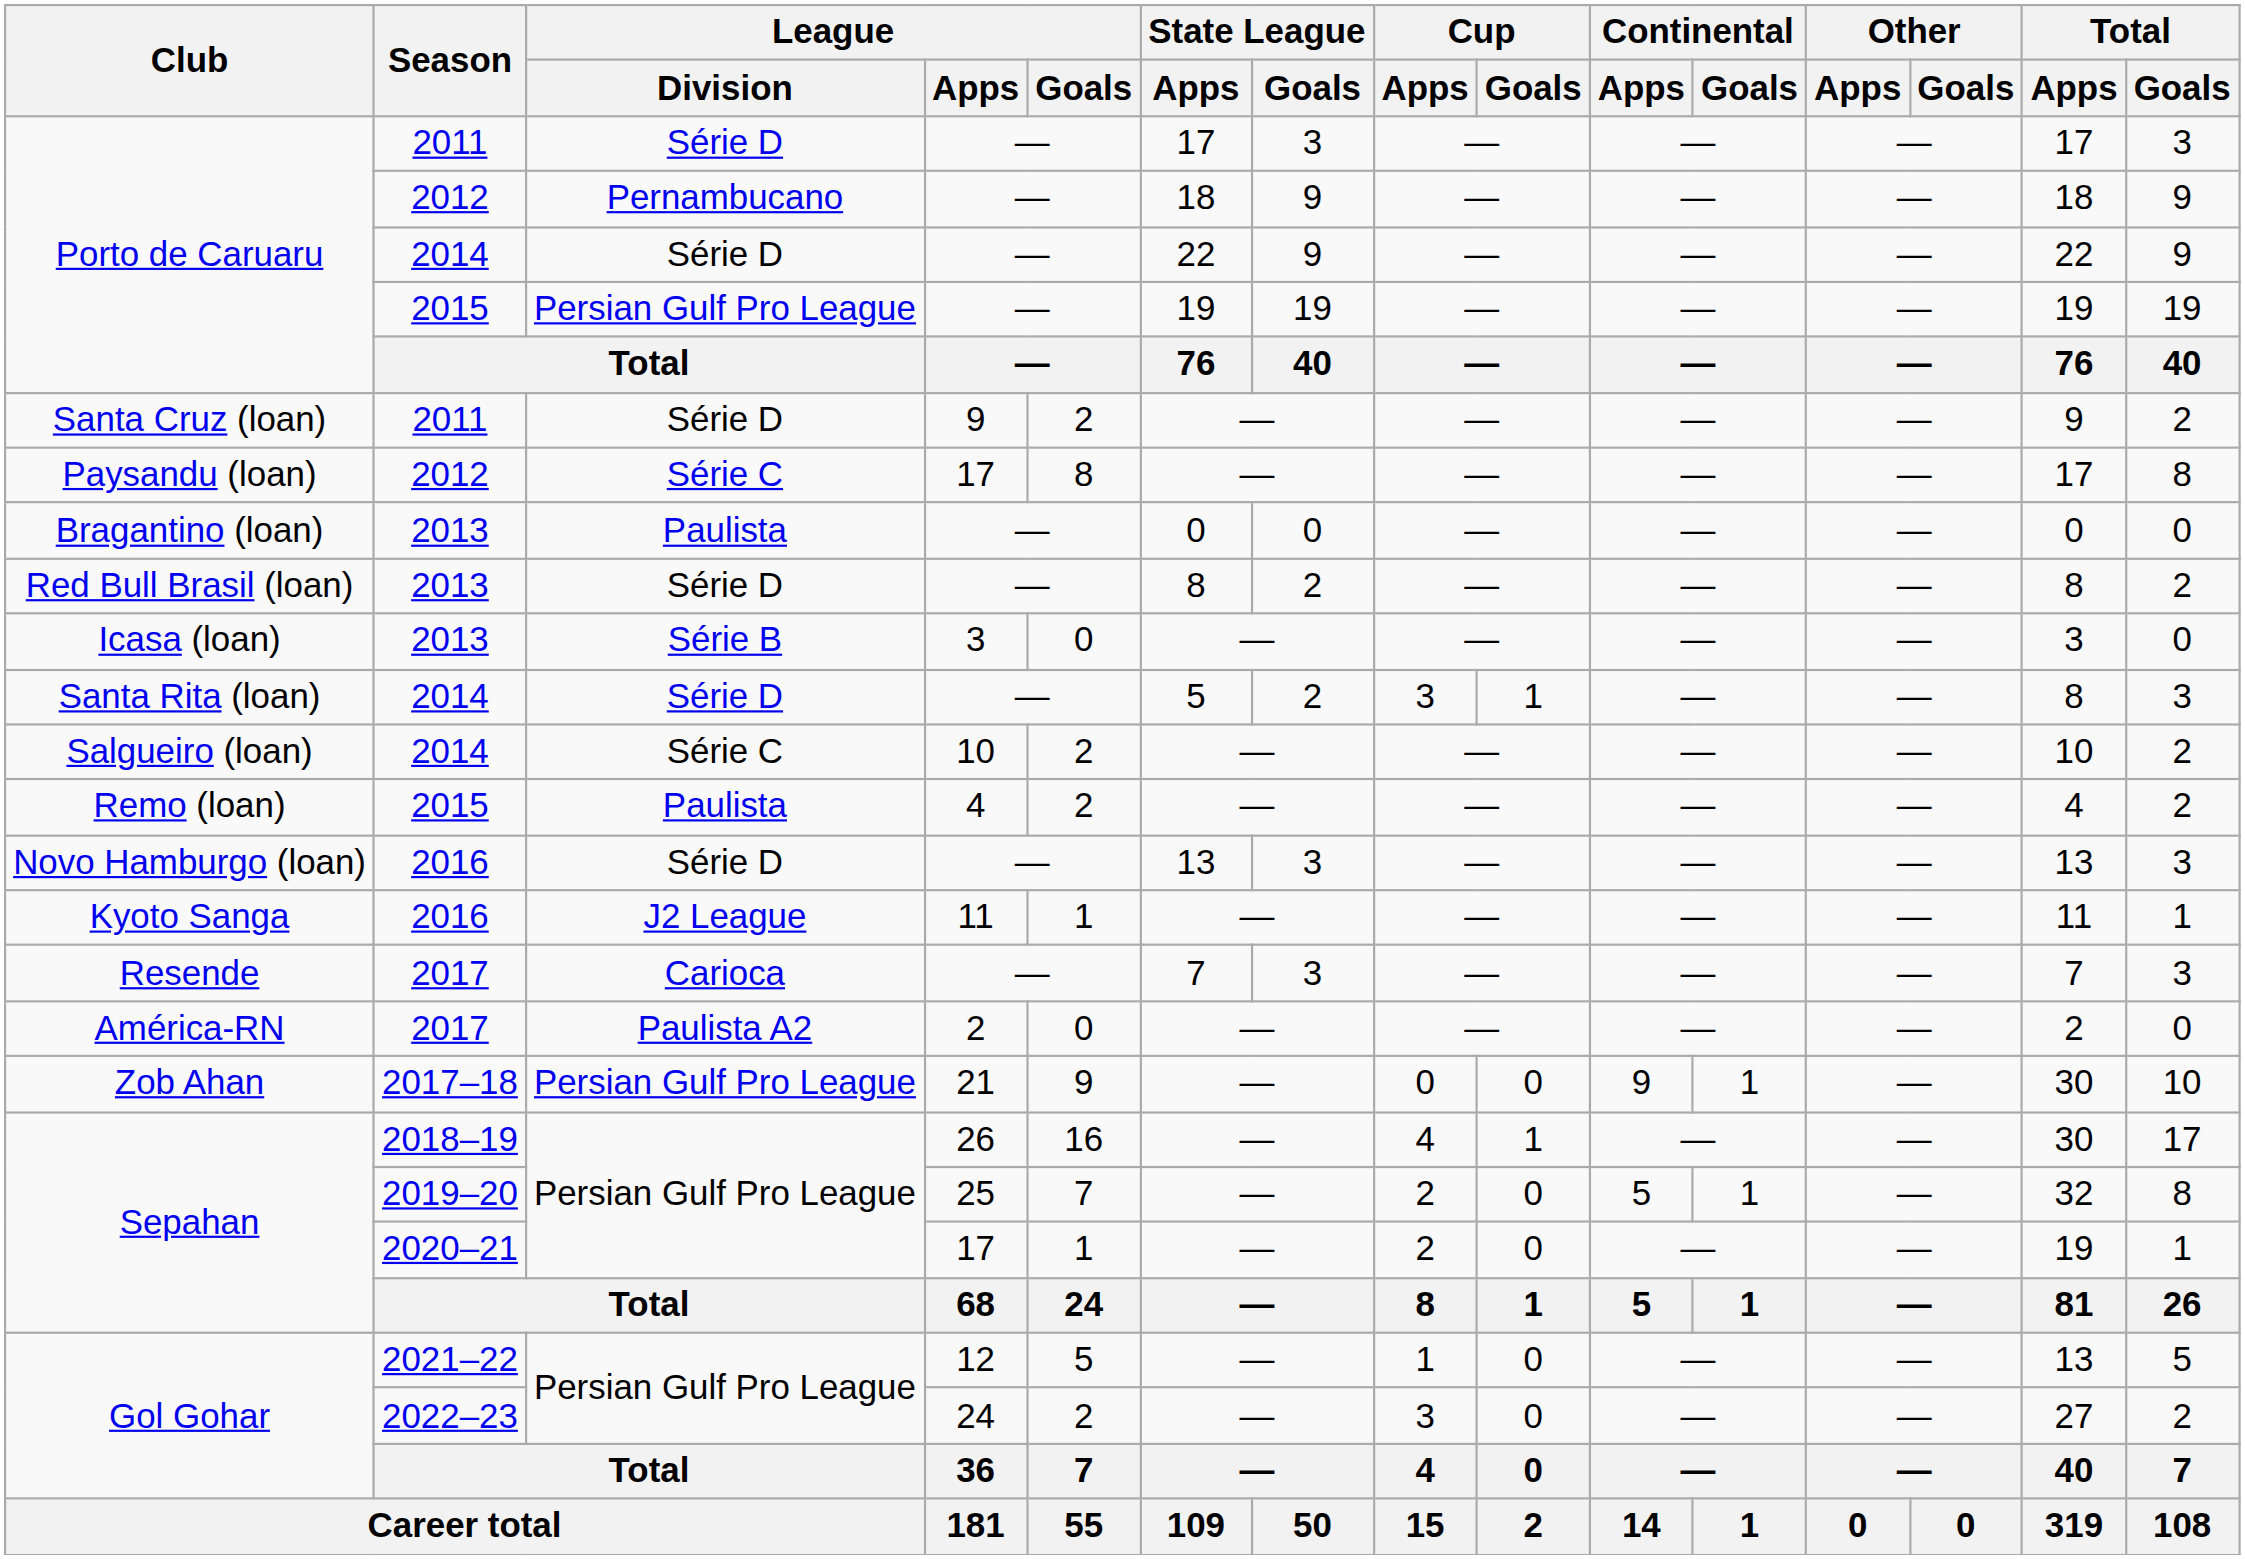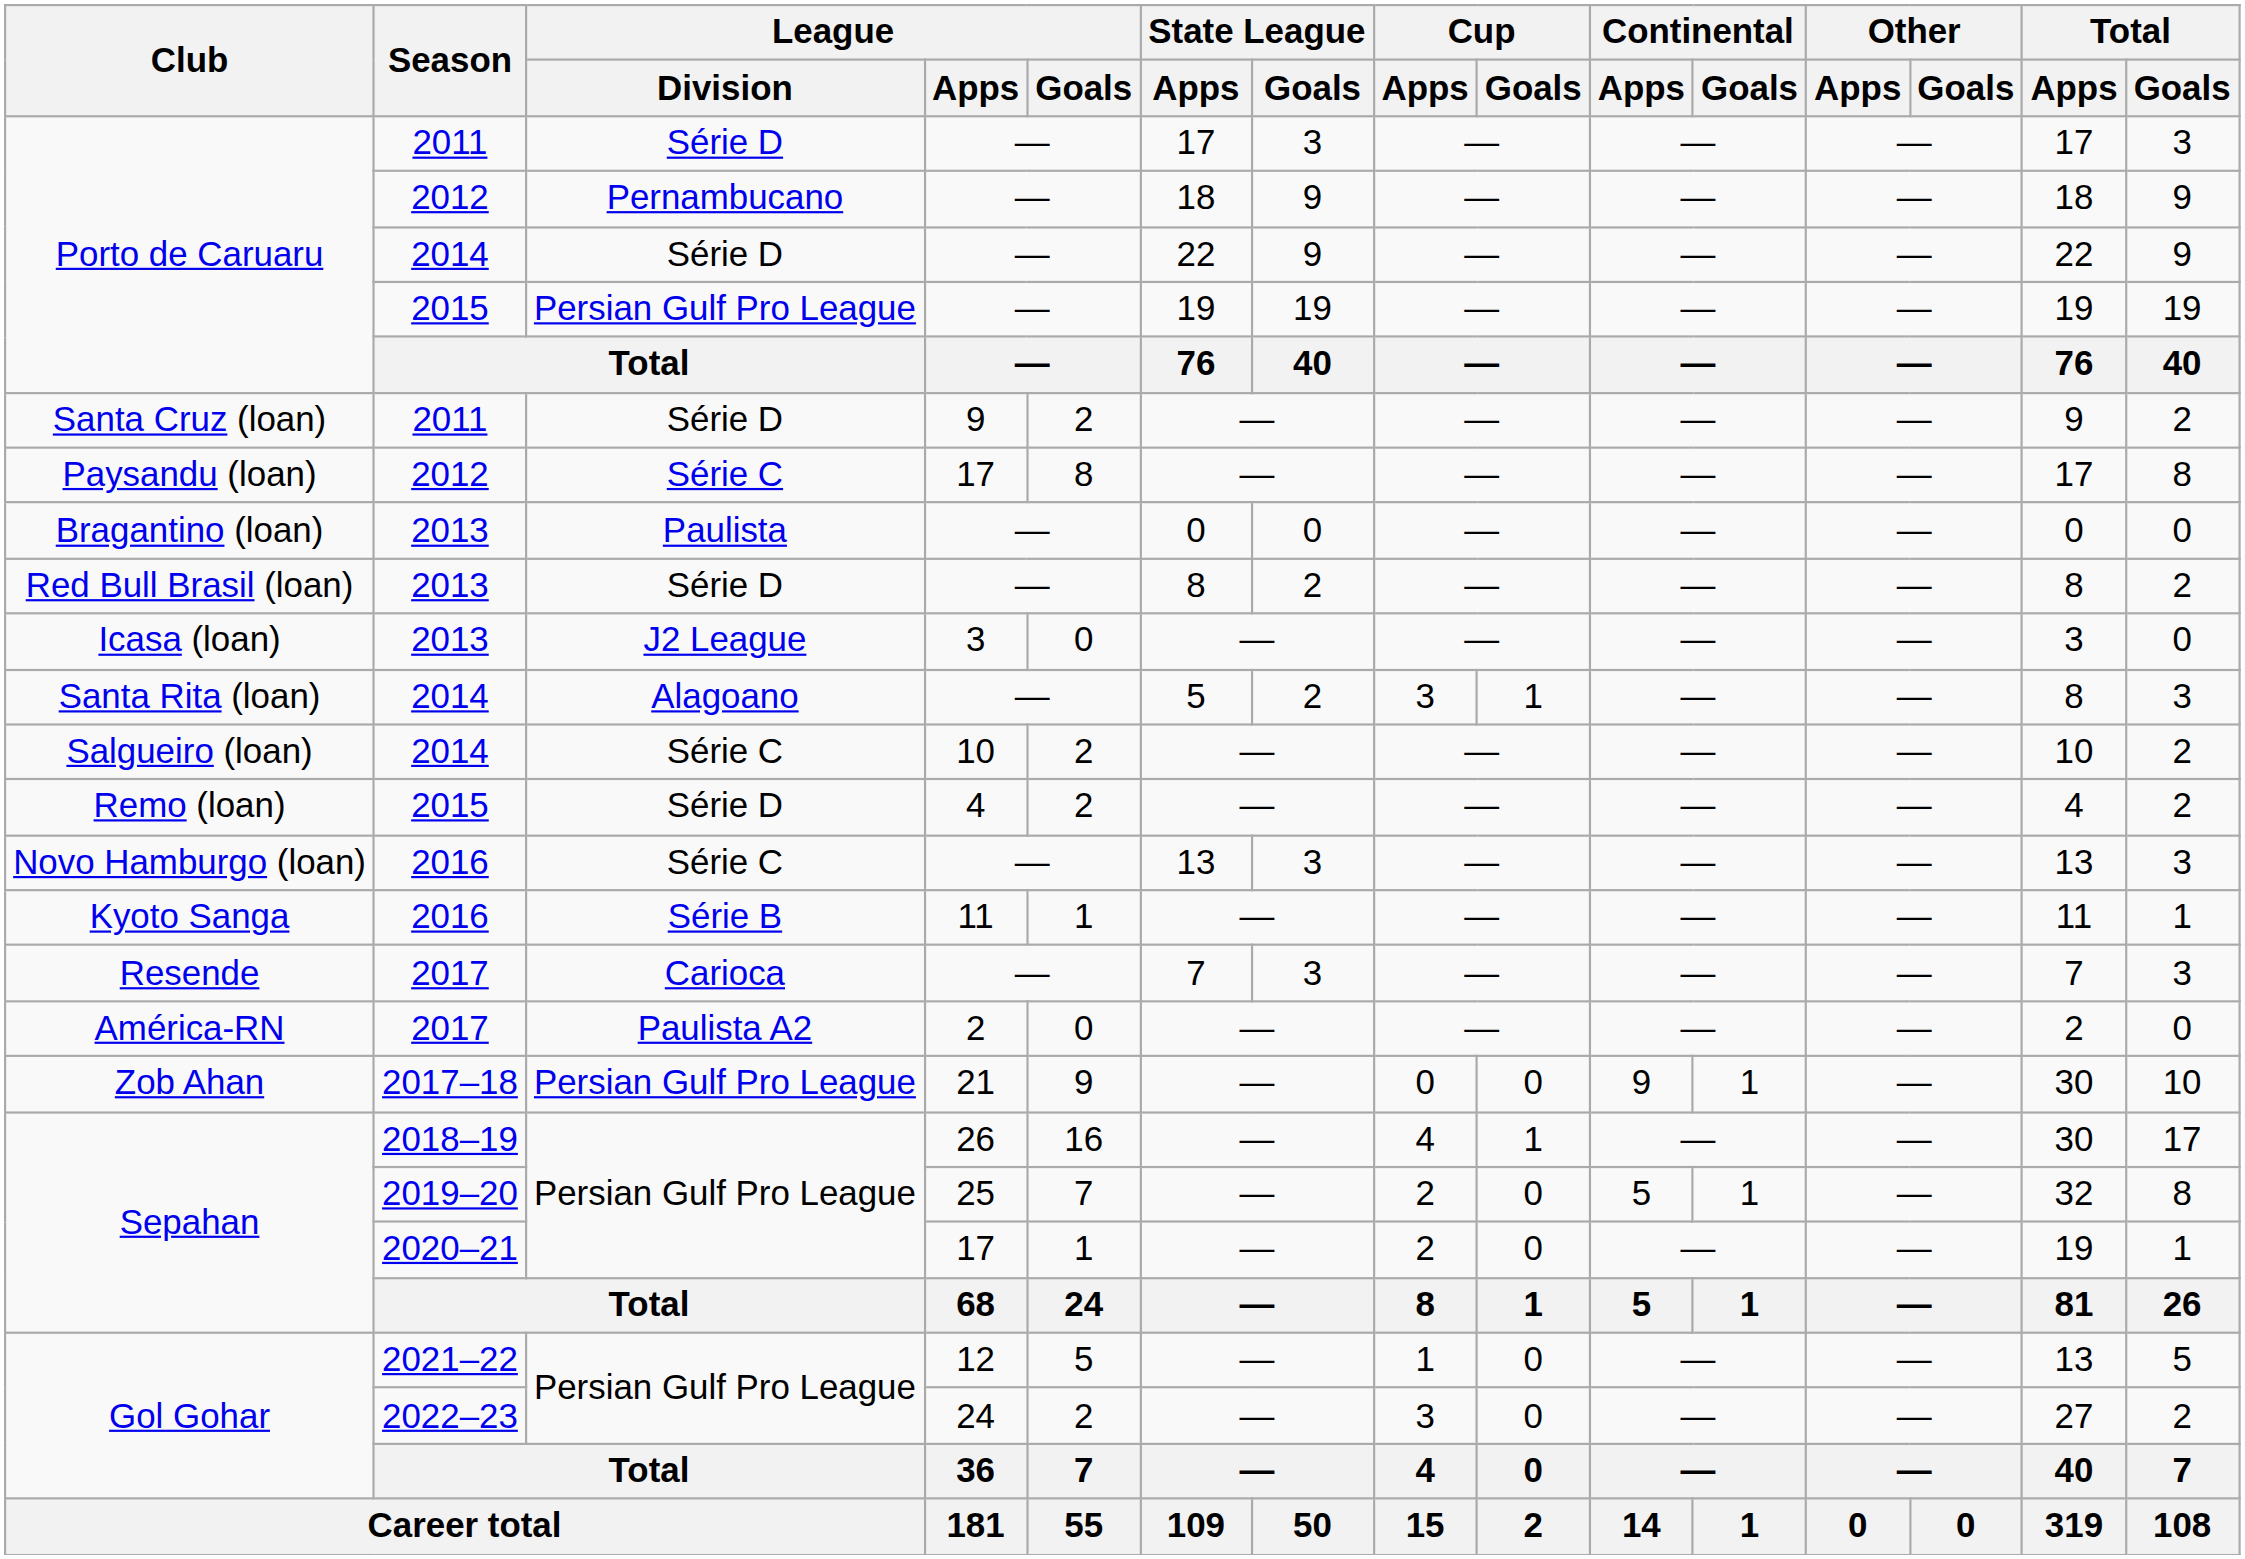(725, 640) Série B -> (725, 640) J2 League
(725, 695) Série D -> (725, 695) Alagoano
(725, 806) Paulista -> (725, 806) Série D
(725, 861) Série D -> (725, 861) Série C
(725, 917) J2 League -> (725, 917) Série B
